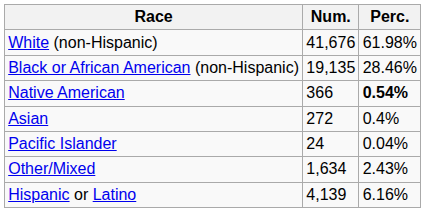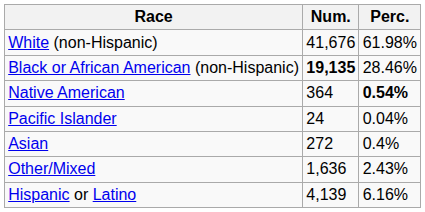(331, 67) normal -> (331, 67) bold
(320, 93) 366 -> (320, 93) 364
rows swapped: (28, 118) <-> (62, 144)
(326, 169) 1,634 -> (326, 169) 1,636
